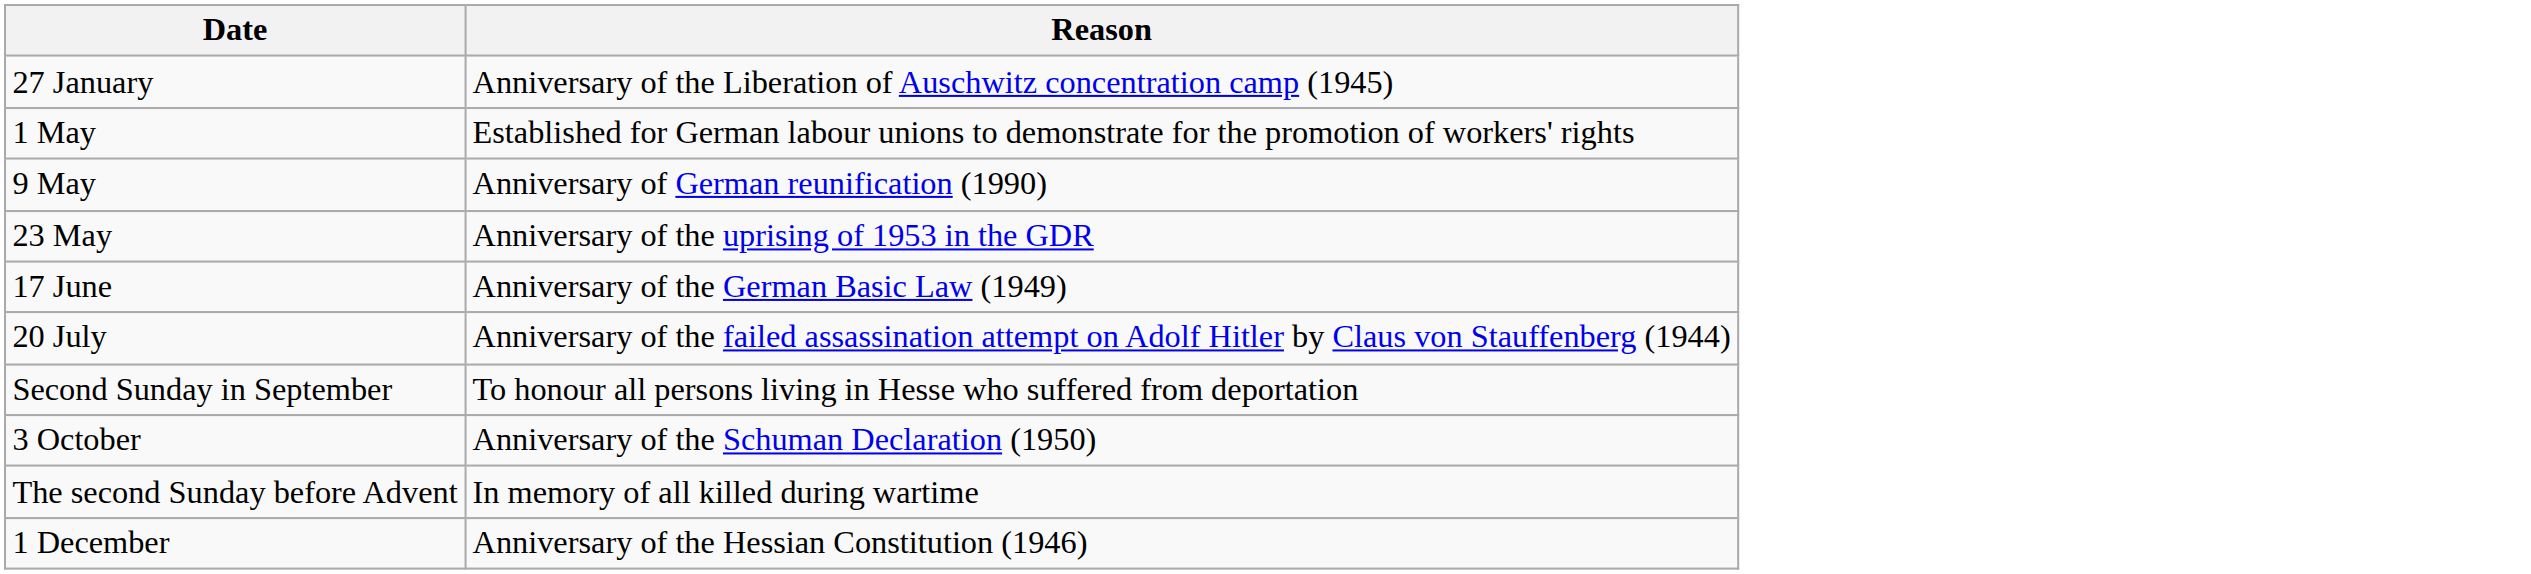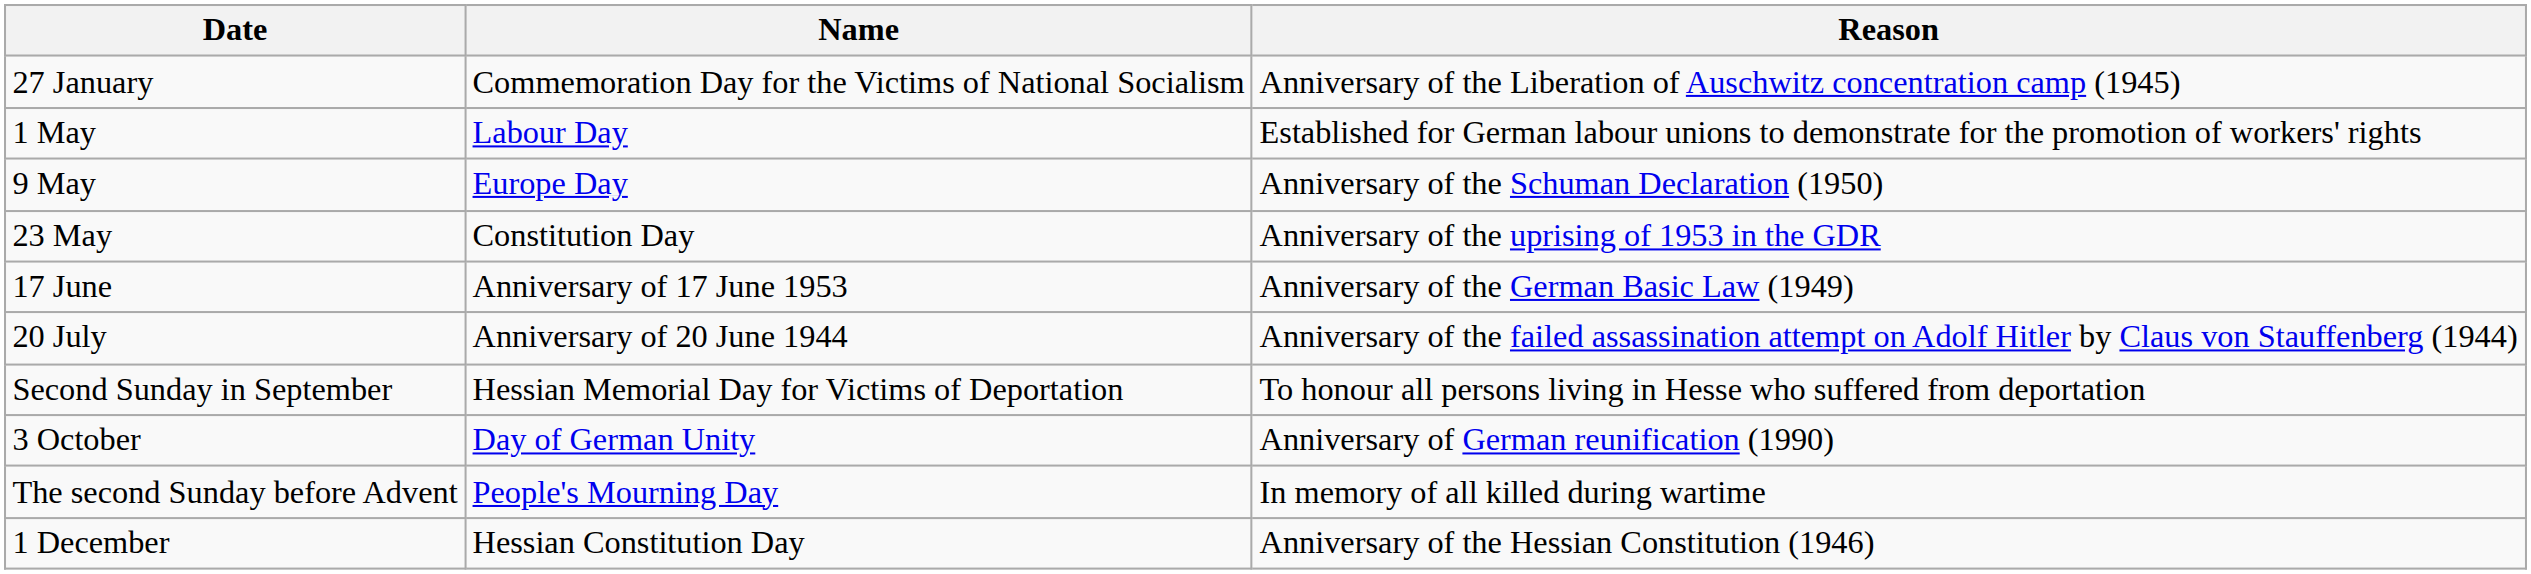+ column: (859, 30)
(760, 183) Anniversary of German reunification (1990) -> (1571, 183) Anniversary of the Schuman Declaration (1950)
(784, 440) Anniversary of the Schuman Declaration (1950) -> (1547, 440) Anniversary of German reunification (1990)
